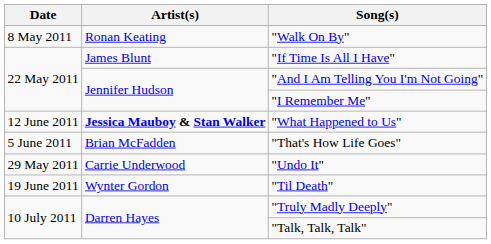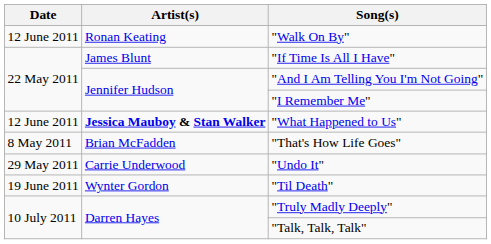(40, 36) 8 May 2011 -> (43, 36) 12 June 2011
(40, 143) 5 June 2011 -> (40, 143) 8 May 2011
